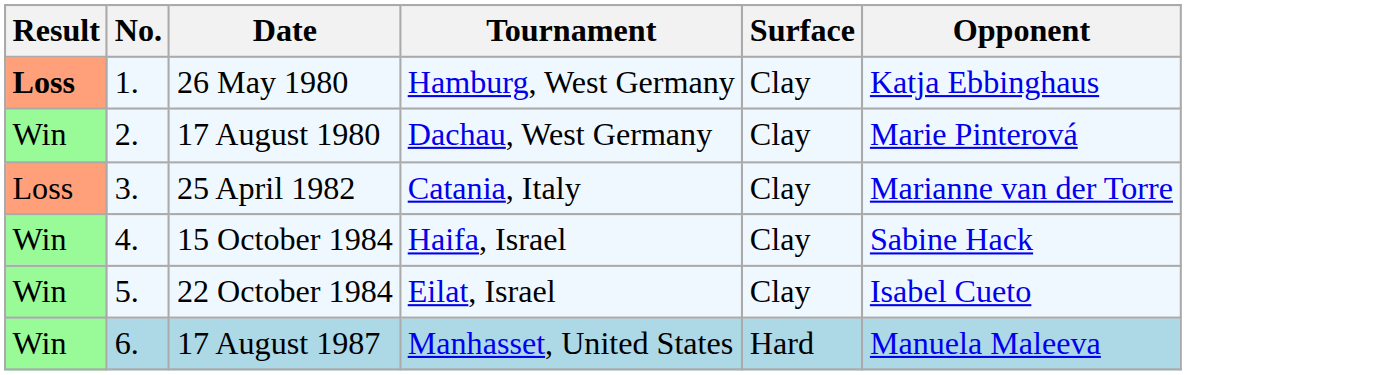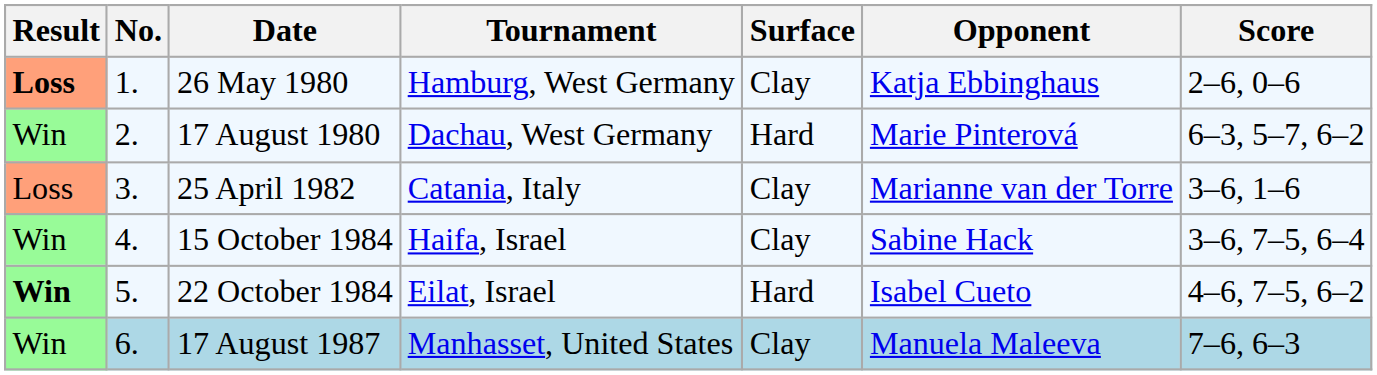+ column: (1276, 30)
(780, 134) Clay -> (782, 134) Hard
(39, 290) normal -> (42, 290) bold
(780, 290) Clay -> (782, 290) Hard
(782, 342) Hard -> (780, 342) Clay
